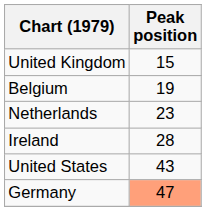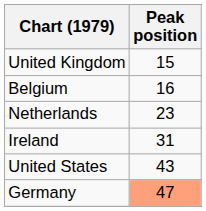(165, 88) 19 -> (165, 88) 16
(165, 140) 28 -> (165, 140) 31
